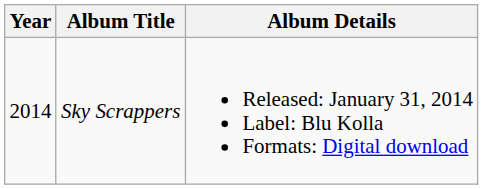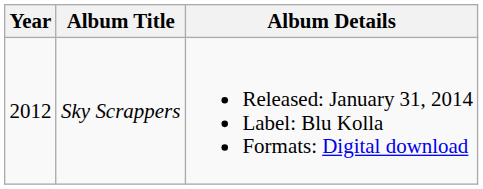(30, 110) 2014 -> (30, 110) 2012
